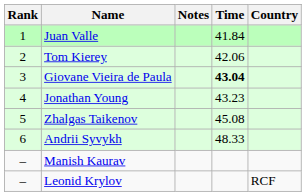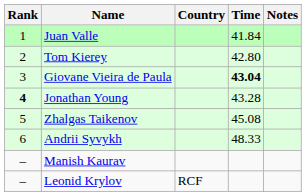columns swapped: (274, 14) <-> (193, 14)
(230, 56) 42.06 -> (246, 56) 42.80
(23, 98) normal -> (23, 98) bold
(230, 98) 43.23 -> (246, 98) 43.28
